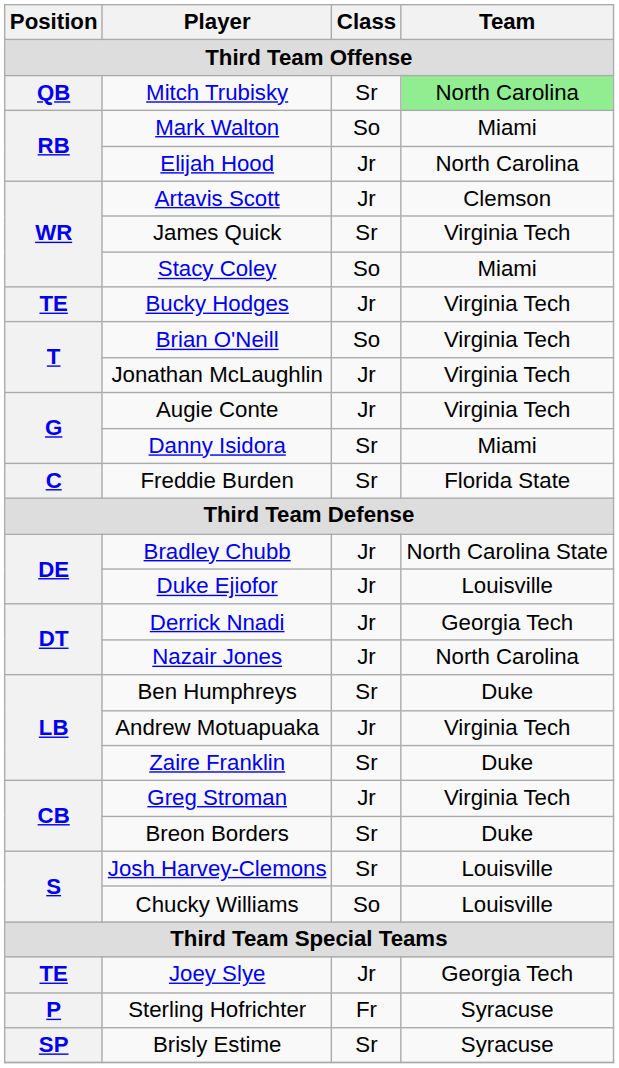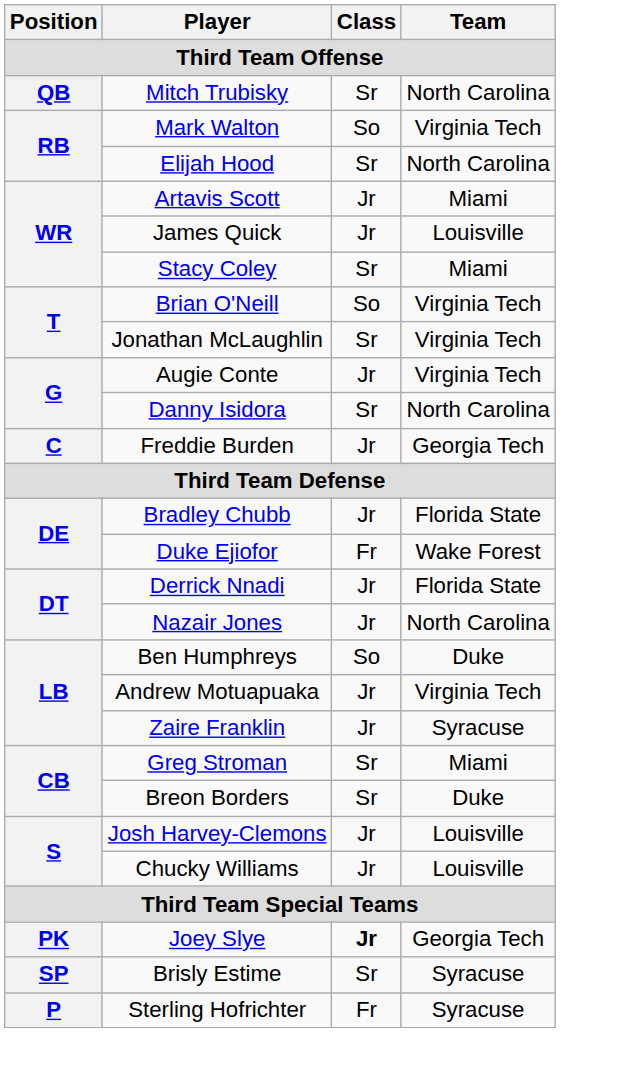(507, 92) lightgreen background -> (478, 92) no background
(507, 127) Miami -> (478, 127) Virginia Tech
(366, 163) Jr -> (366, 163) Sr
(507, 198) Clemson -> (478, 198) Miami
(366, 233) Sr -> (366, 233) Jr
(507, 233) Virginia Tech -> (478, 233) Louisville
(366, 269) So -> (366, 269) Sr
- row: (217, 304)
(366, 374) Jr -> (366, 339) Sr
(507, 445) Miami -> (478, 410) North Carolina
(366, 480) Sr -> (366, 445) Jr
(507, 480) Florida State -> (478, 445) Georgia Tech
(507, 551) North Carolina State -> (478, 515) Florida State
(366, 586) Jr -> (366, 551) Fr
(507, 586) Louisville -> (478, 551) Wake Forest
(507, 621) Georgia Tech -> (478, 586) Florida State
(366, 692) Sr -> (366, 657) So
(366, 762) Sr -> (366, 727) Jr
(507, 762) Duke -> (478, 727) Syracuse
(366, 798) Jr -> (366, 762) Sr
(507, 798) Virginia Tech -> (478, 762) Miami
(366, 868) Sr -> (366, 833) Jr
(366, 903) So -> (366, 868) Jr
(54, 974) TE -> (54, 939) PK
(366, 974) normal -> (366, 939) bold
rows swapped: (217, 1009) <-> (217, 1045)
